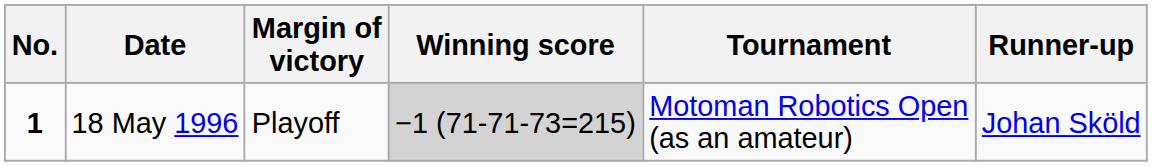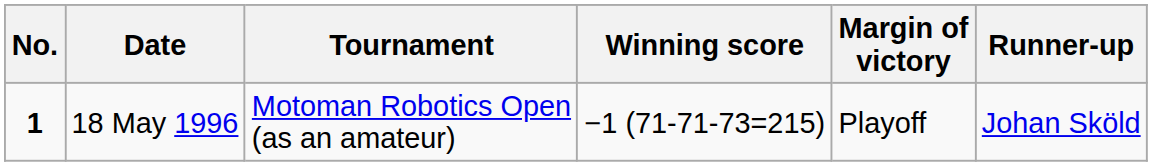columns swapped: (809, 44) <-> (317, 44)
(515, 122) lightgrey background -> (705, 122) no background
